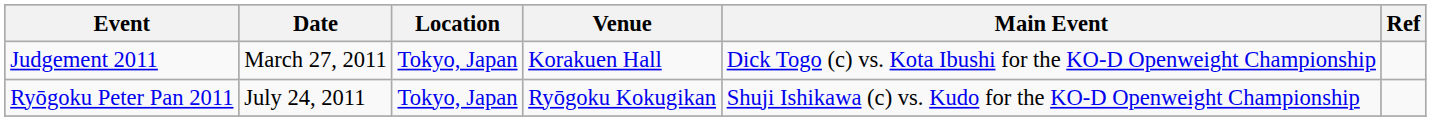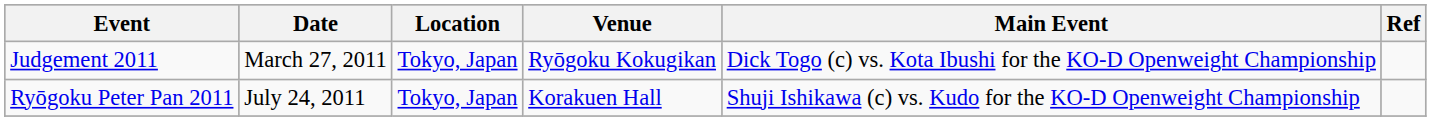(595, 59) Korakuen Hall -> (622, 59) Ryōgoku Kokugikan
(622, 97) Ryōgoku Kokugikan -> (595, 97) Korakuen Hall
